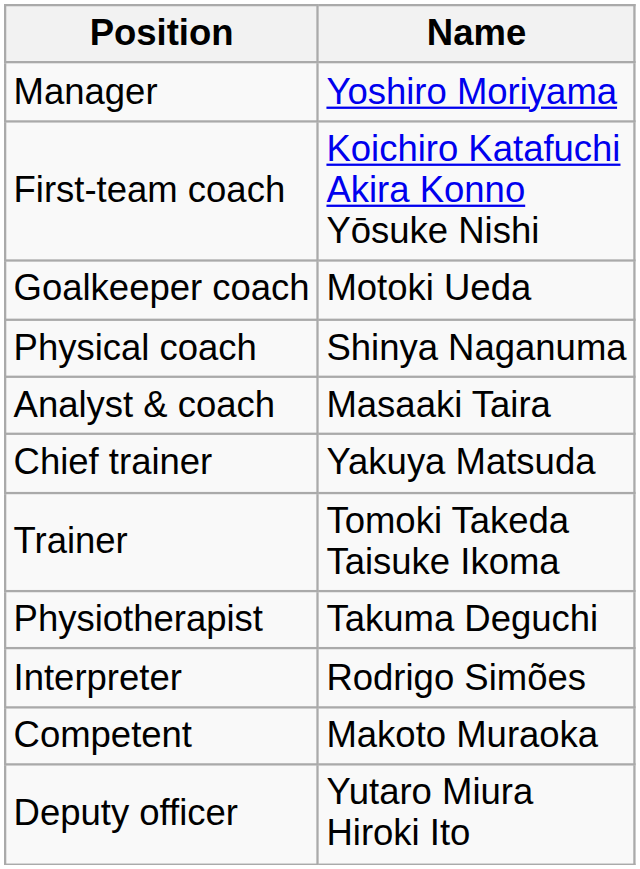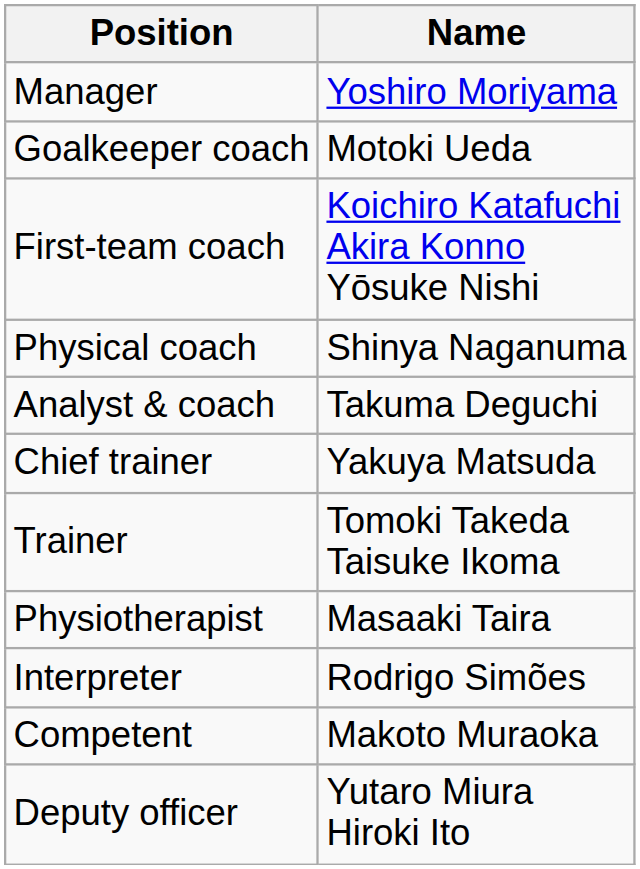rows swapped: (149, 190) <-> (162, 289)
(439, 404) Masaaki Taira -> (462, 404) Takuma Deguchi
(462, 619) Takuma Deguchi -> (439, 619) Masaaki Taira
